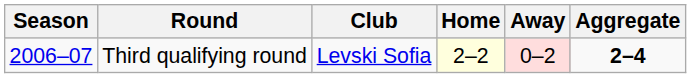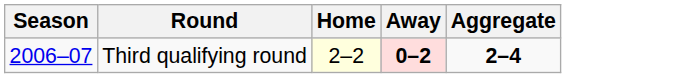- column: (374, 21)
(538, 55) normal -> (413, 55) bold
